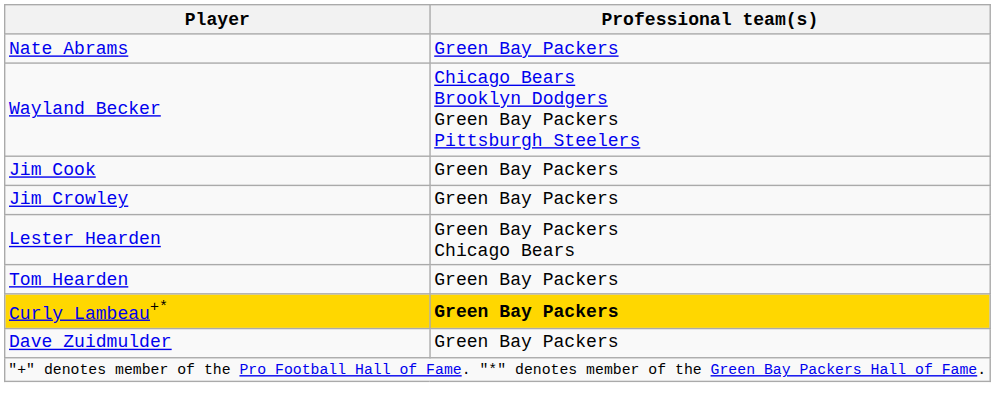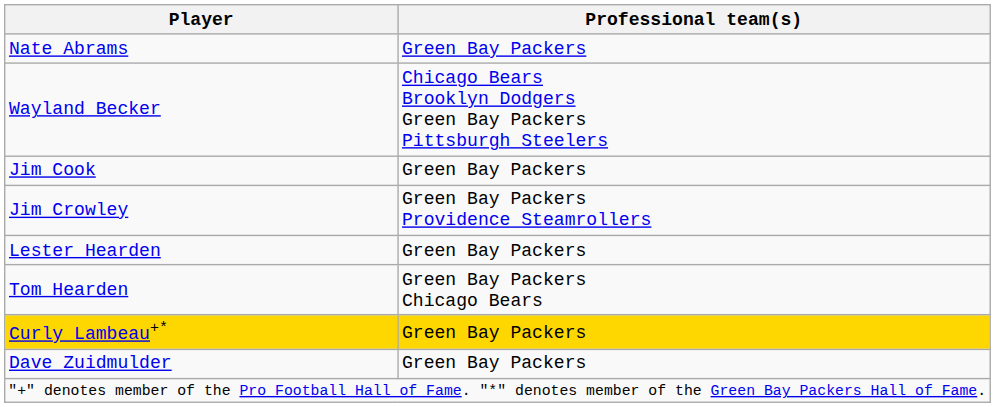(526, 200) Green Bay Packers -> (527, 210) Green Bay Packers Providence Steamrollers
(526, 240) Green Bay Packers Chicago Bears -> (494, 250) Green Bay Packers
(526, 280) Green Bay Packers -> (494, 290) Green Bay Packers Chicago Bears
(526, 311) bold -> (494, 332) normal
